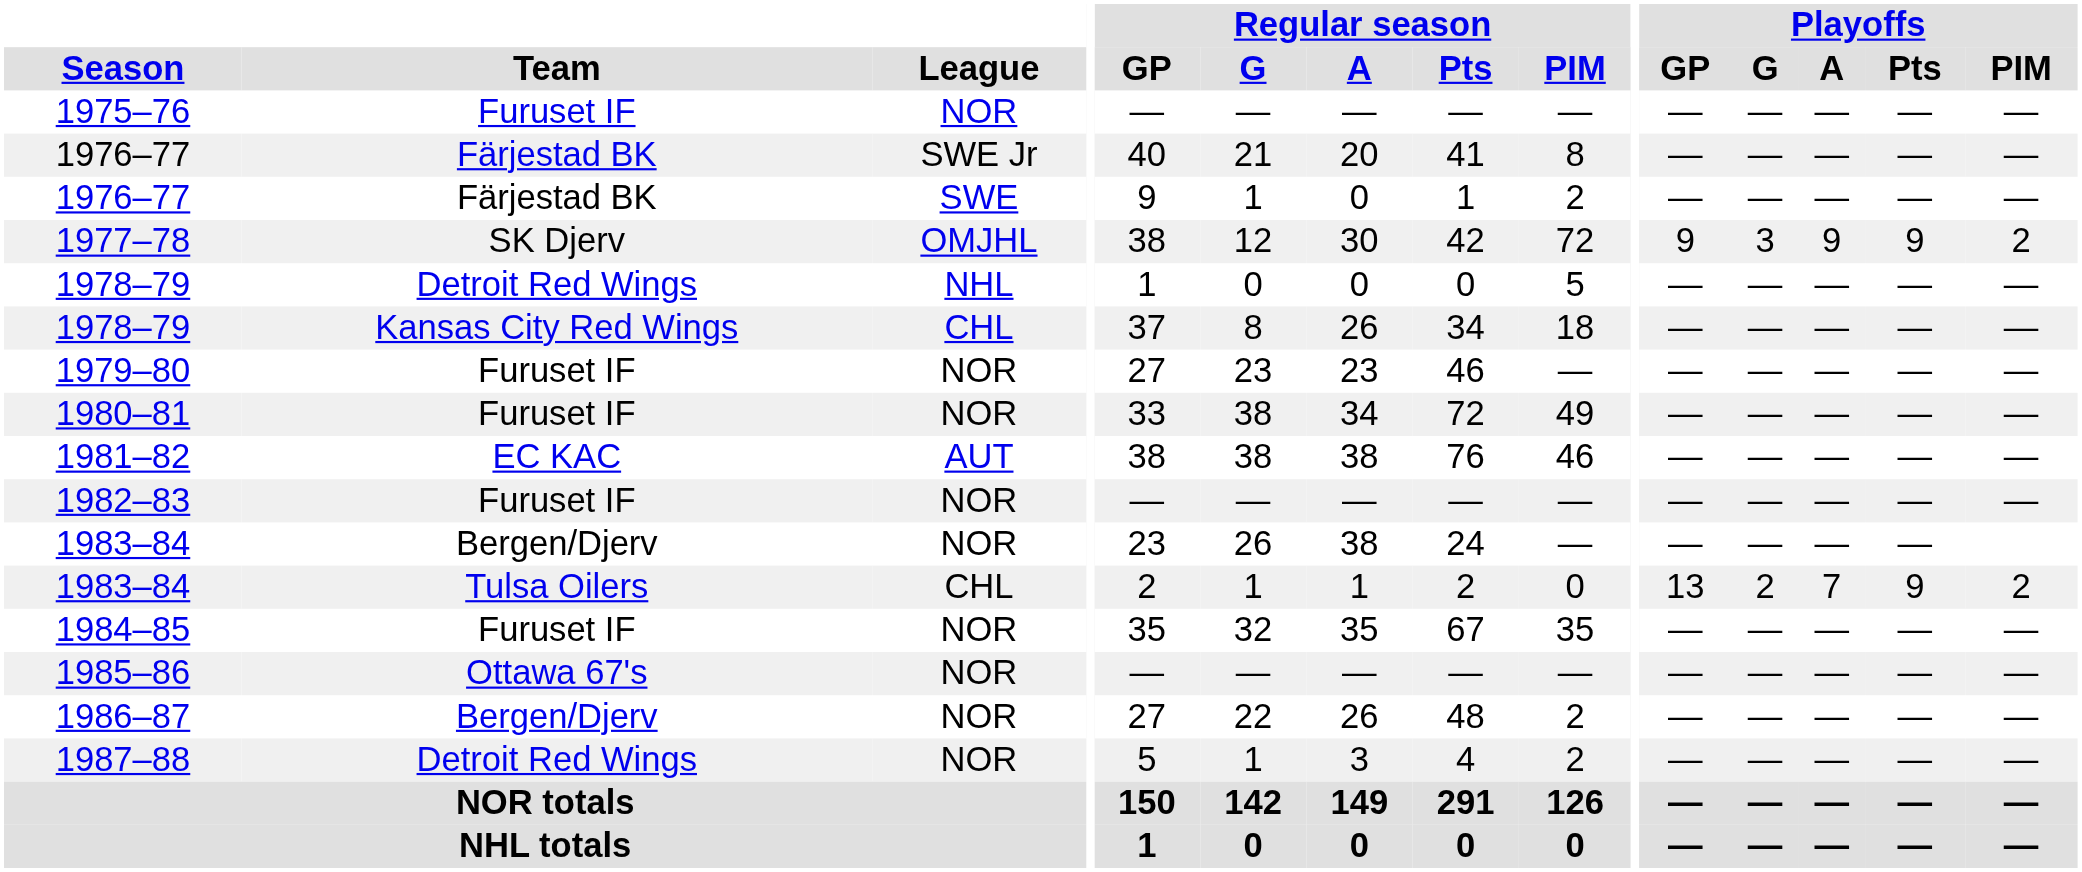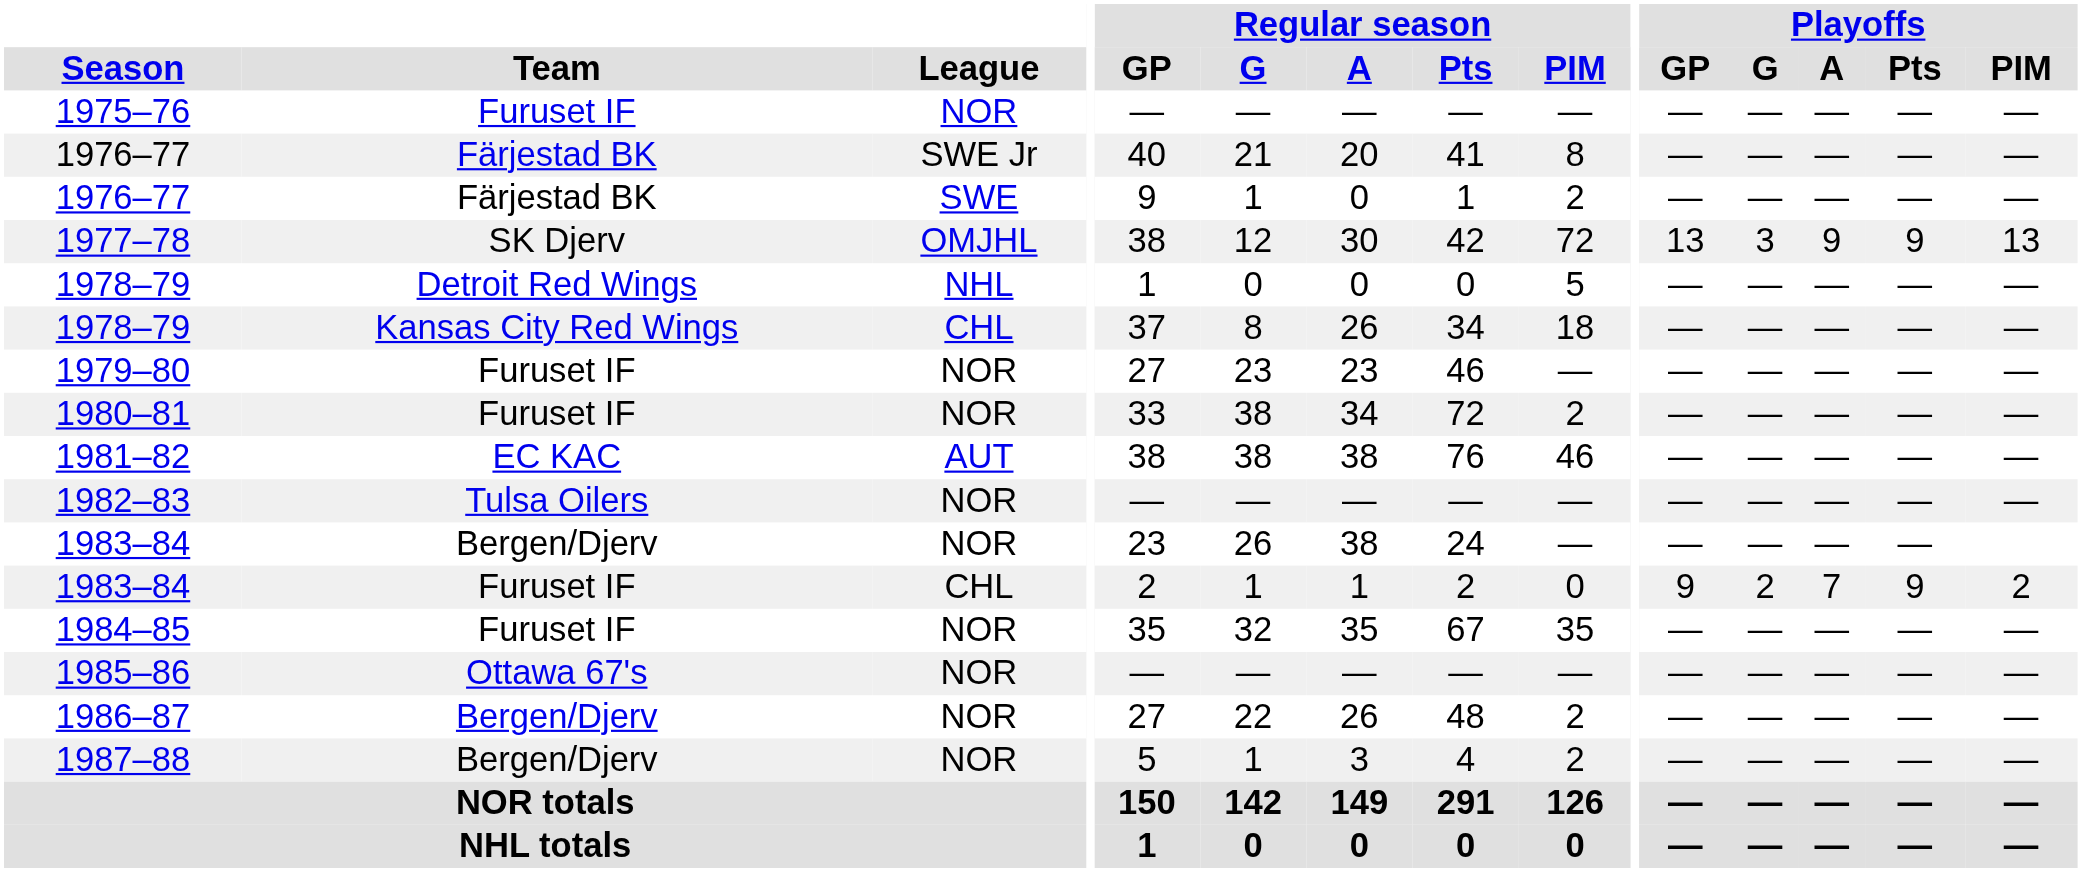(1685, 241) 9 -> (1685, 241) 13
(2021, 241) 2 -> (2021, 241) 13
(1575, 413) 49 -> (1575, 413) 2
(557, 500) Furuset IF -> (557, 500) Tulsa Oilers
(557, 586) Tulsa Oilers -> (557, 586) Furuset IF
(1685, 586) 13 -> (1685, 586) 9
(557, 759) Detroit Red Wings -> (557, 759) Bergen/Djerv
